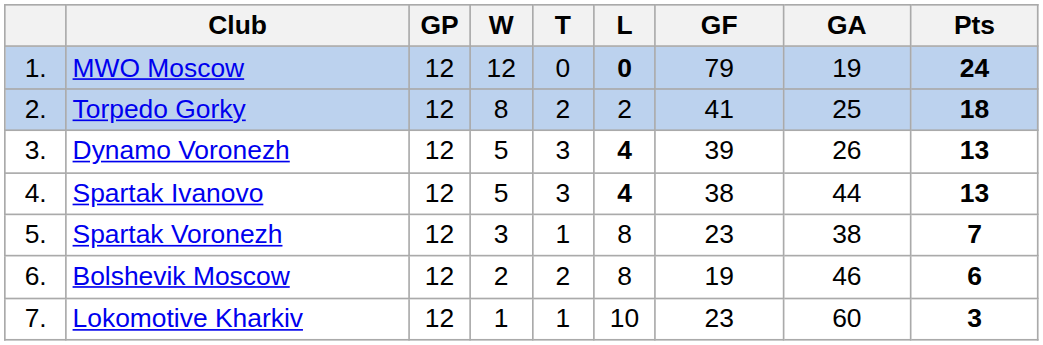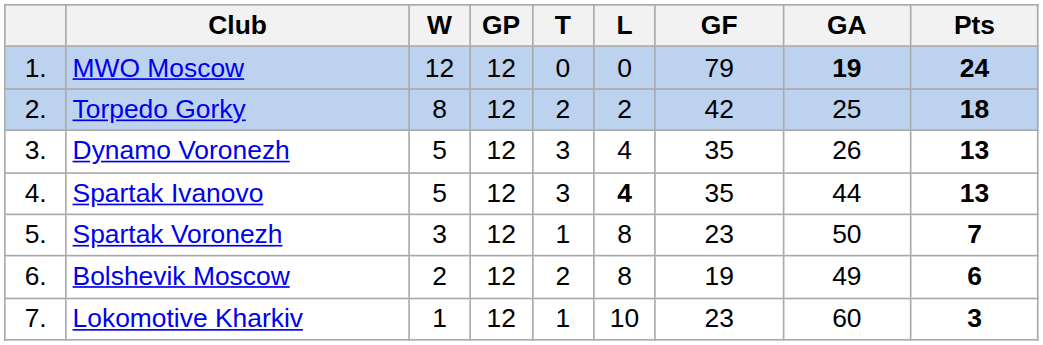columns swapped: (439, 25) <-> (501, 25)
(625, 67) bold -> (625, 67) normal
(847, 67) normal -> (847, 67) bold
(719, 109) 41 -> (719, 109) 42
(625, 151) bold -> (625, 151) normal
(719, 151) 39 -> (719, 151) 35
(719, 192) 38 -> (719, 192) 35
(847, 234) 38 -> (847, 234) 50
(847, 276) 46 -> (847, 276) 49
